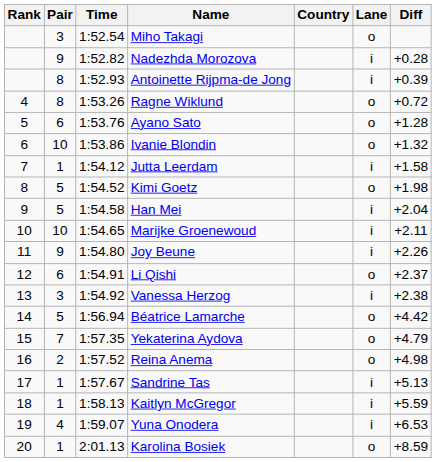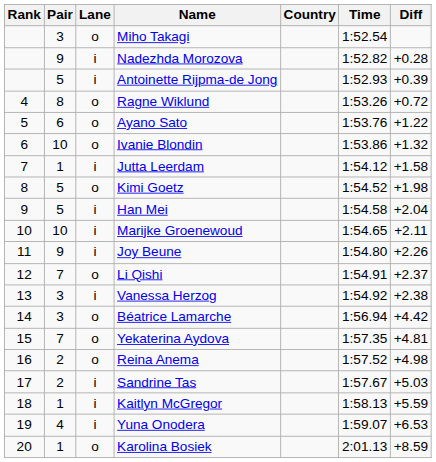columns swapped: (372, 15) <-> (102, 15)
(60, 79) 8 -> (60, 79) 5
(411, 123) +1.28 -> (411, 123) +1.22
(60, 274) 6 -> (60, 274) 7
(60, 317) 5 -> (60, 317) 3
(411, 338) +4.79 -> (411, 338) +4.81
(60, 381) 1 -> (60, 381) 2
(411, 381) +5.13 -> (411, 381) +5.03
